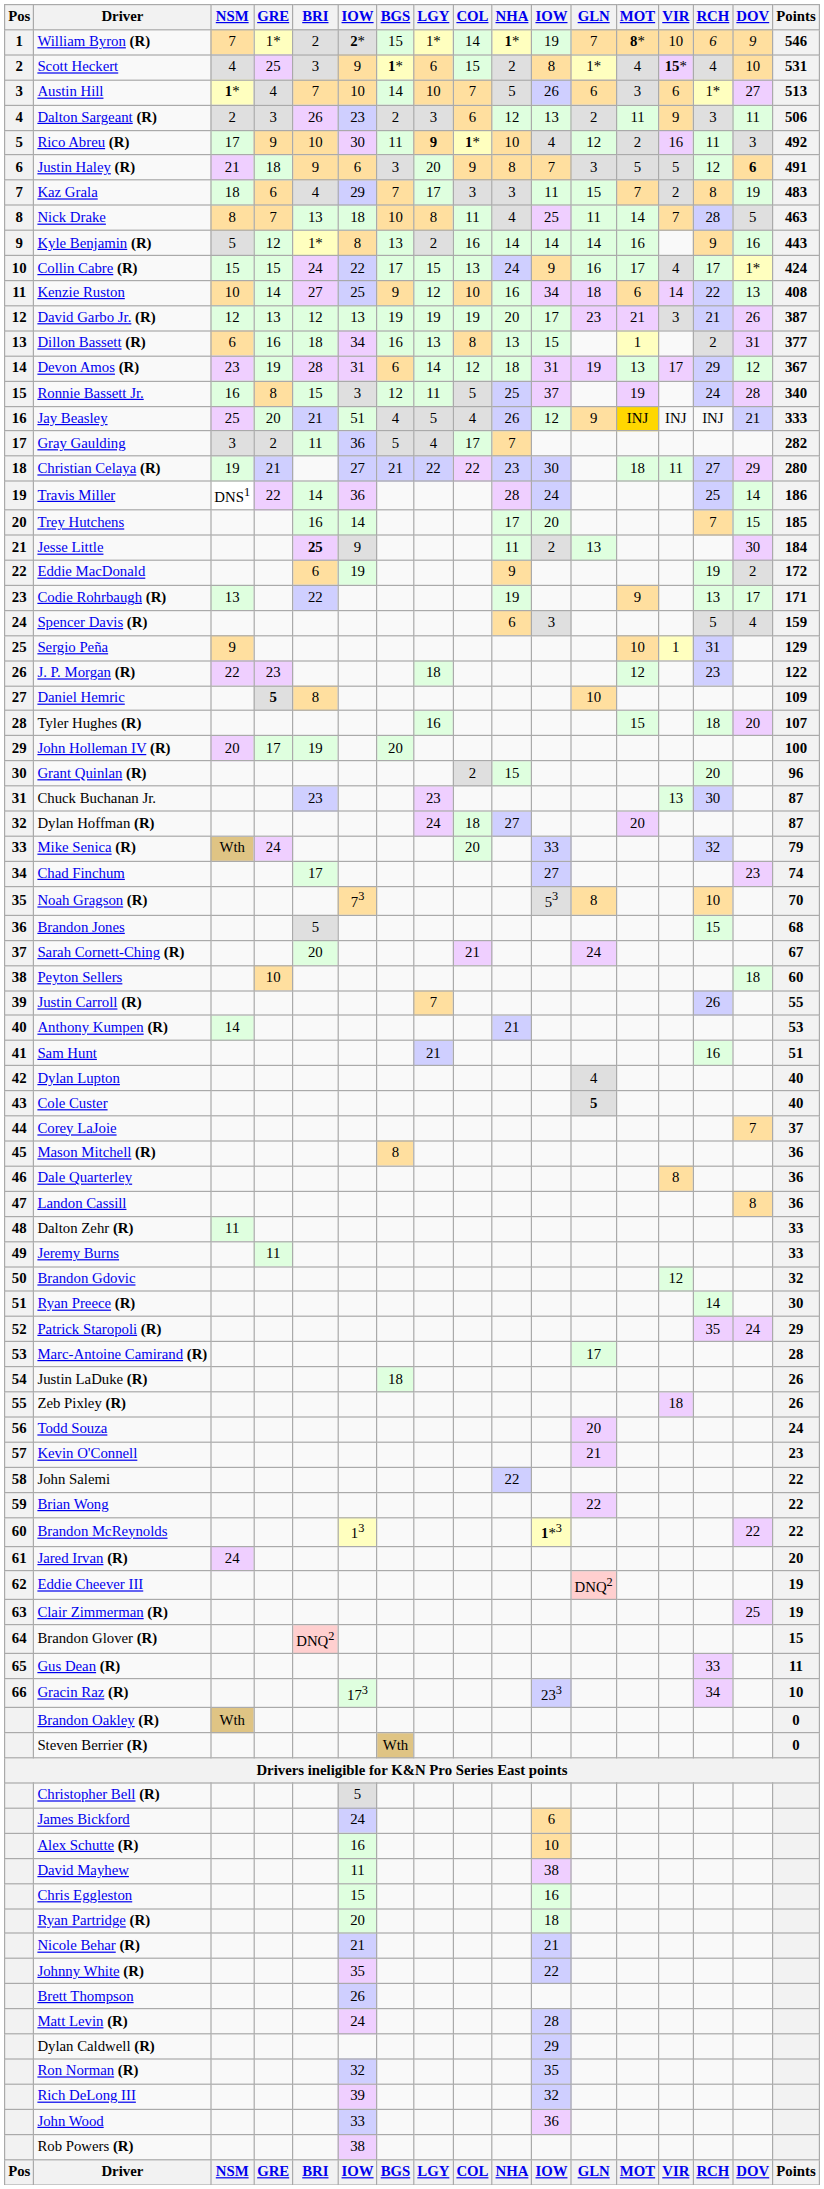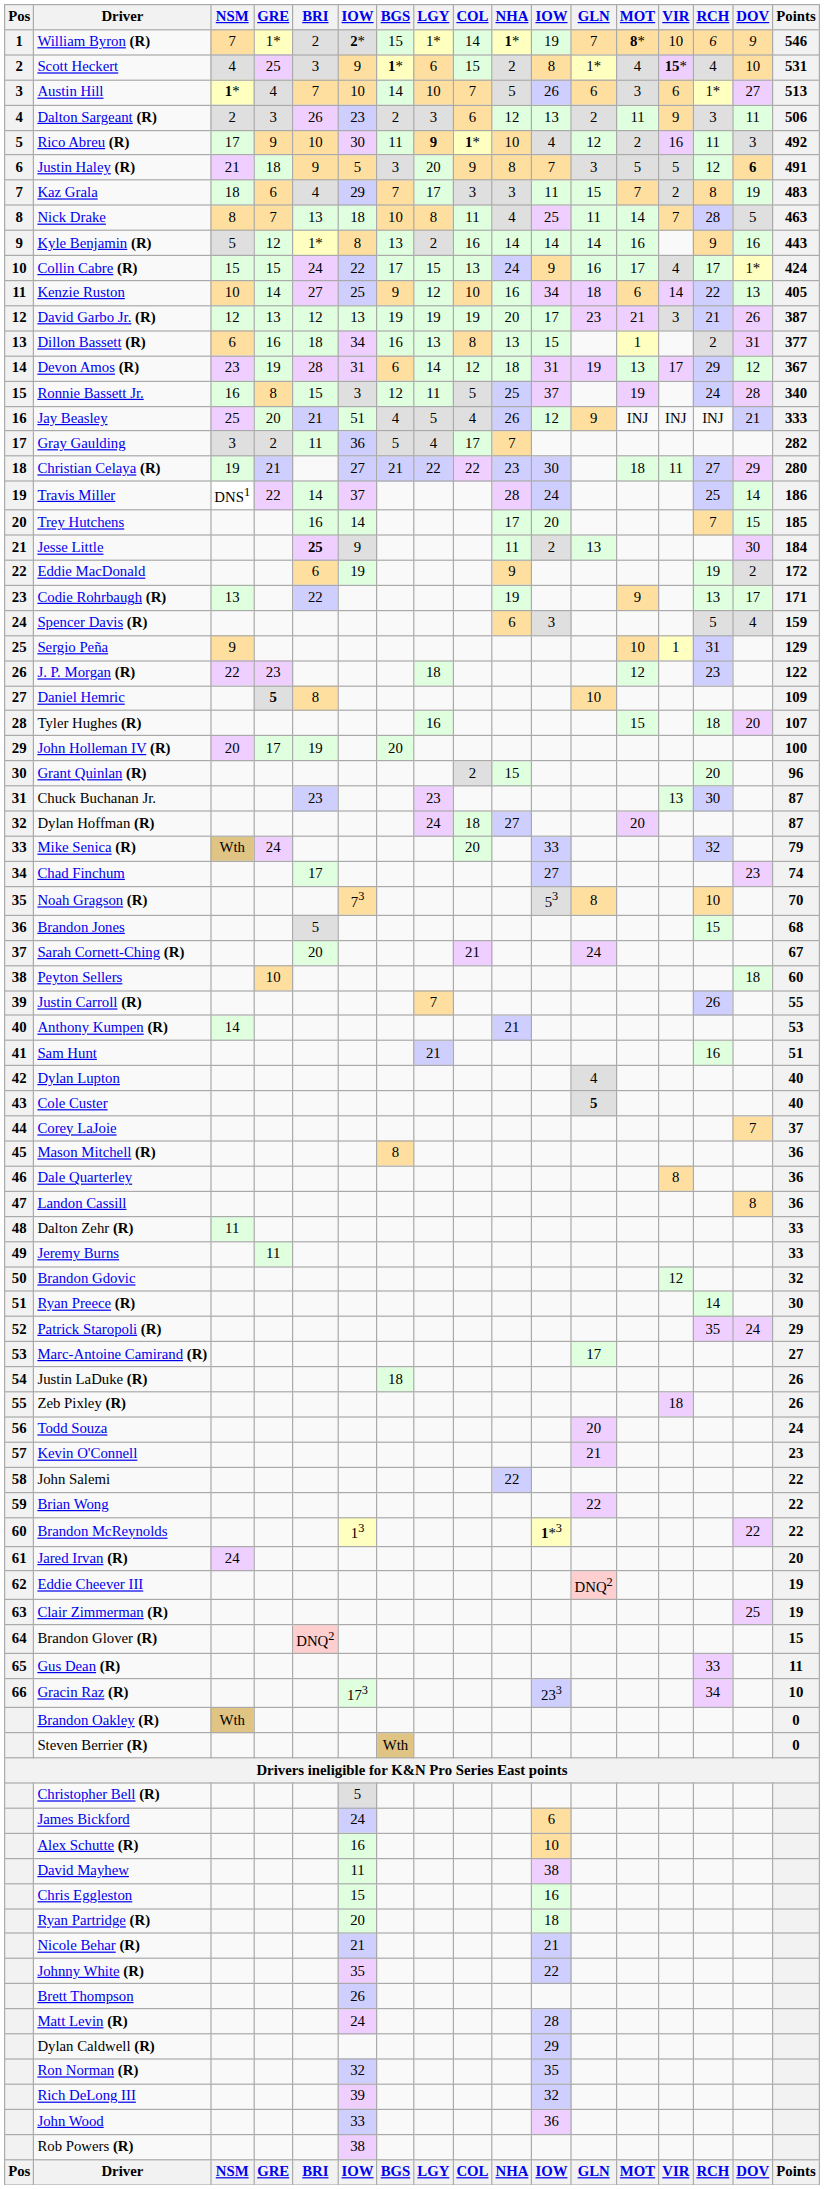(358, 167) 6 -> (358, 167) 5
(796, 293) 408 -> (796, 293) 405
(637, 418) gold background -> (637, 418) no background
(358, 495) 36 -> (358, 495) 37
(796, 1354) 28 -> (796, 1354) 27
